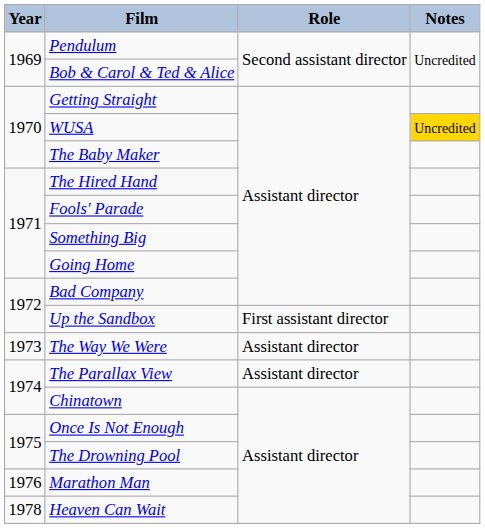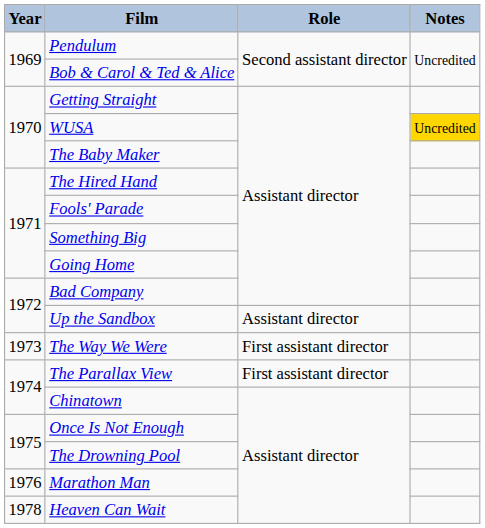(315, 318) First assistant director -> (300, 318) Assistant director
(300, 346) Assistant director -> (315, 346) First assistant director
(300, 373) Assistant director -> (315, 373) First assistant director
